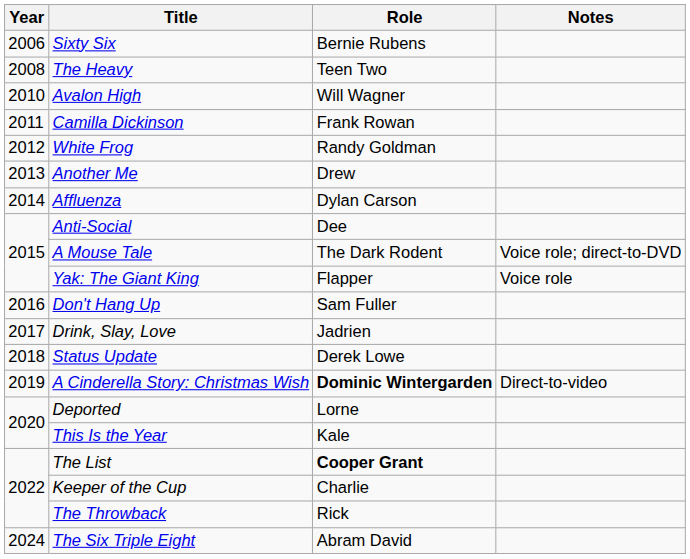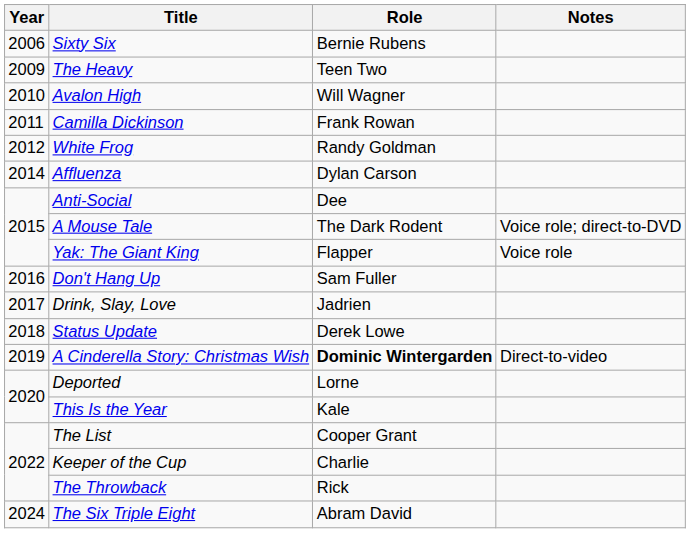(27, 69) 2008 -> (27, 69) 2009
- row: (95, 174)
(370, 461) bold -> (367, 435) normal
